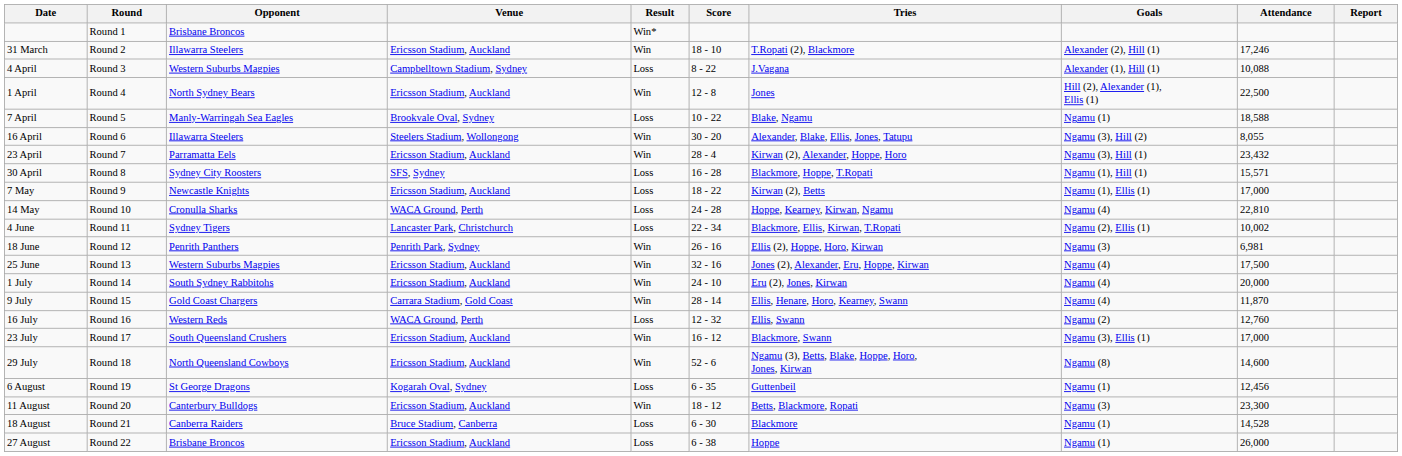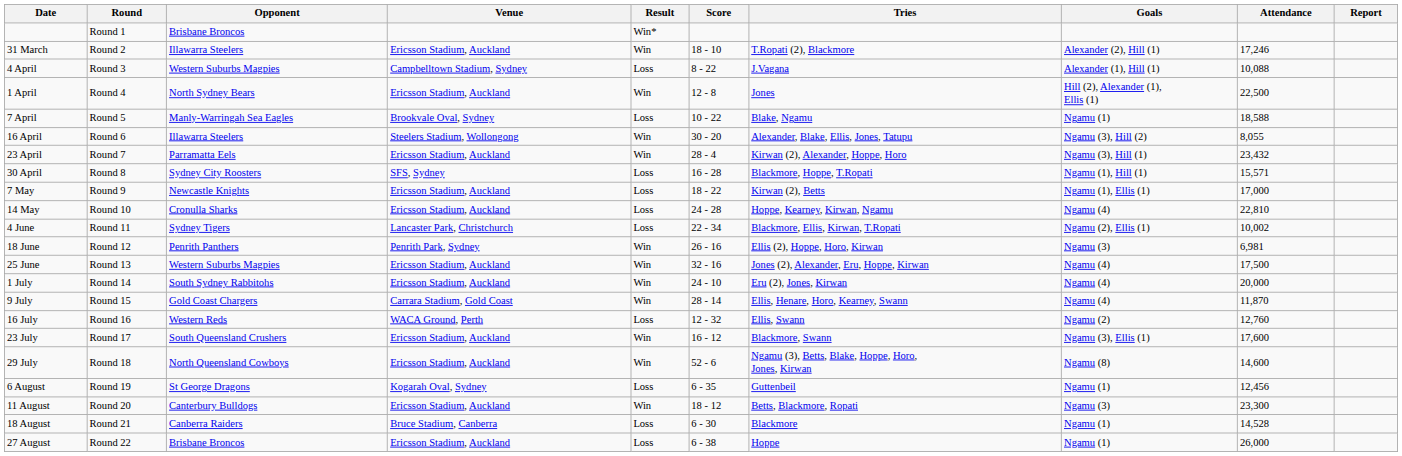(437, 209) WACA Ground, Perth -> (450, 209) Ericsson Stadium, Auckland
(1254, 337) 17,000 -> (1254, 337) 17,600
